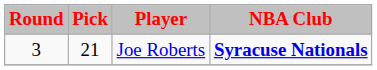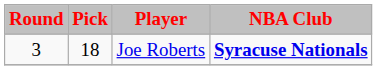(90, 49) 21 -> (90, 49) 18
